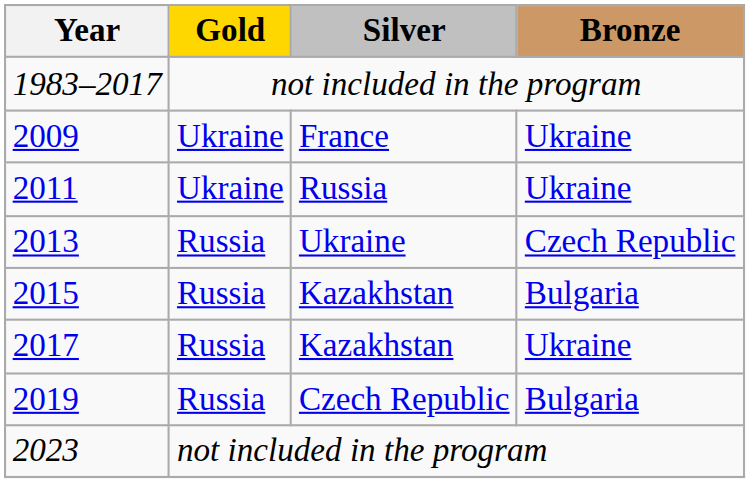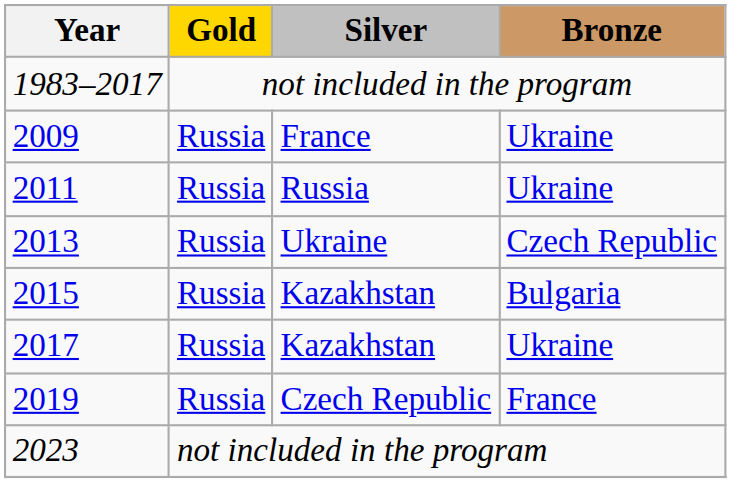(230, 135) Ukraine -> (221, 135) Russia
(230, 188) Ukraine -> (221, 188) Russia
(582, 398) Bulgaria -> (552, 398) France
